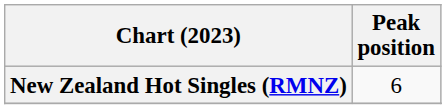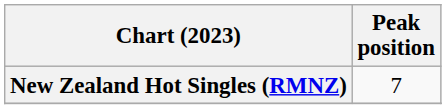(396, 84) 6 -> (396, 84) 7
